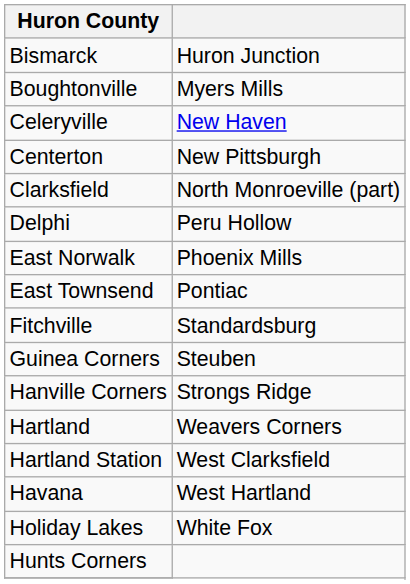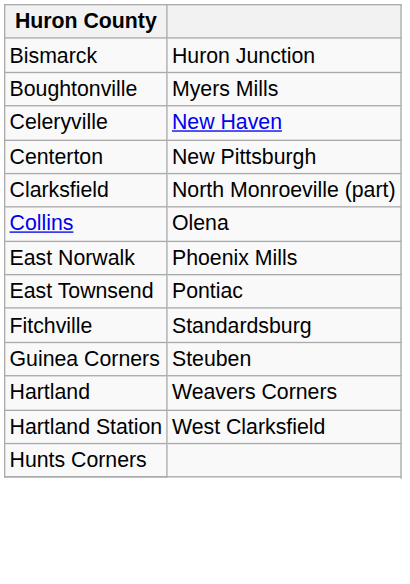+ row: (41, 223)
- row: (40, 223)
- row: (88, 392)
- row: (46, 493)
- row: (76, 527)
